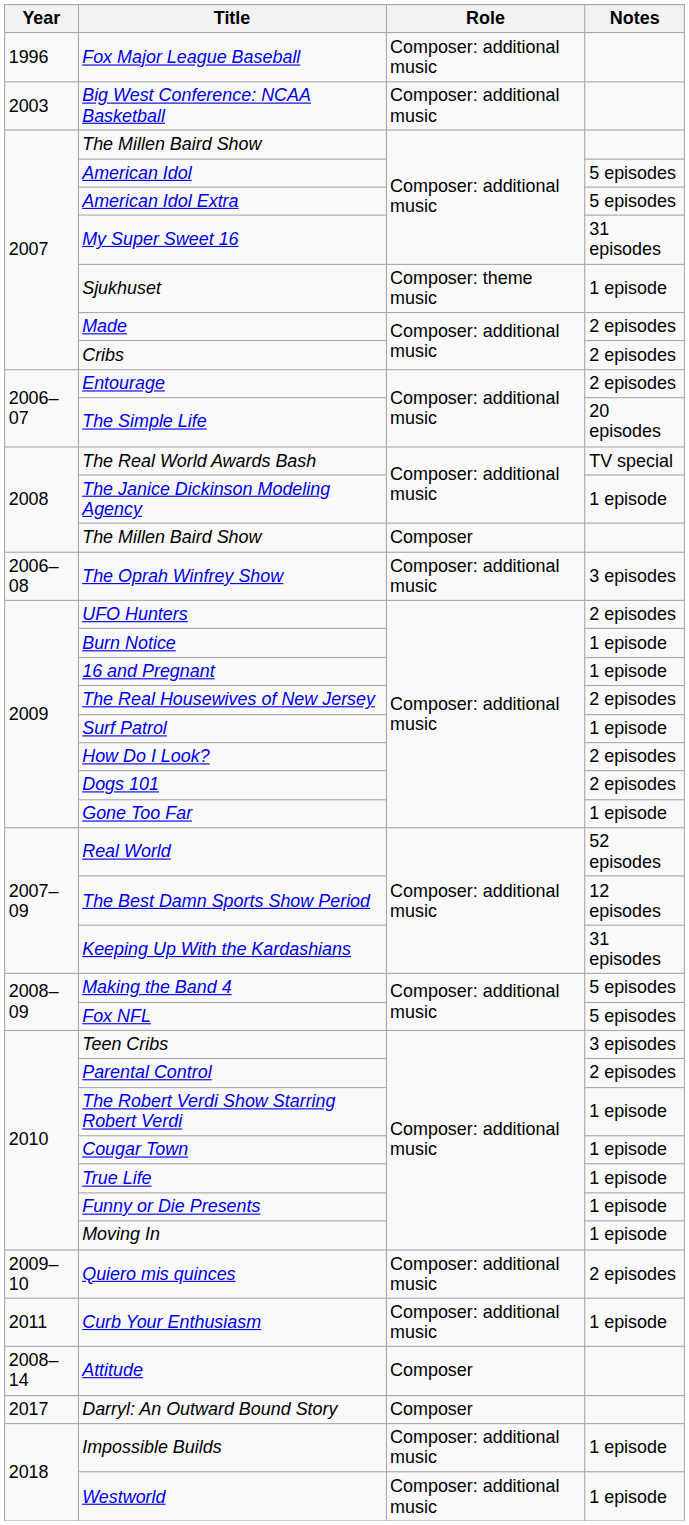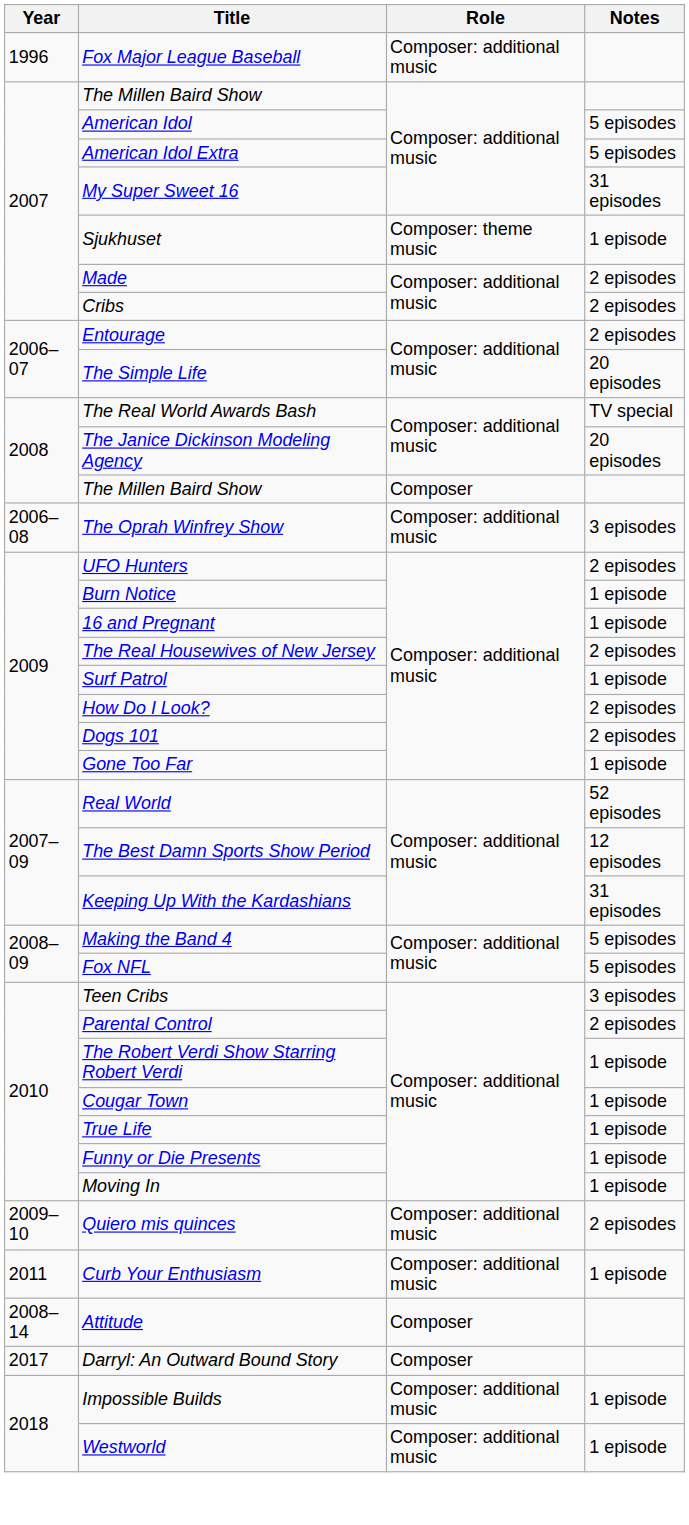- row: (29, 105)
(628, 499) 1 episode -> (625, 450) 20 episodes
